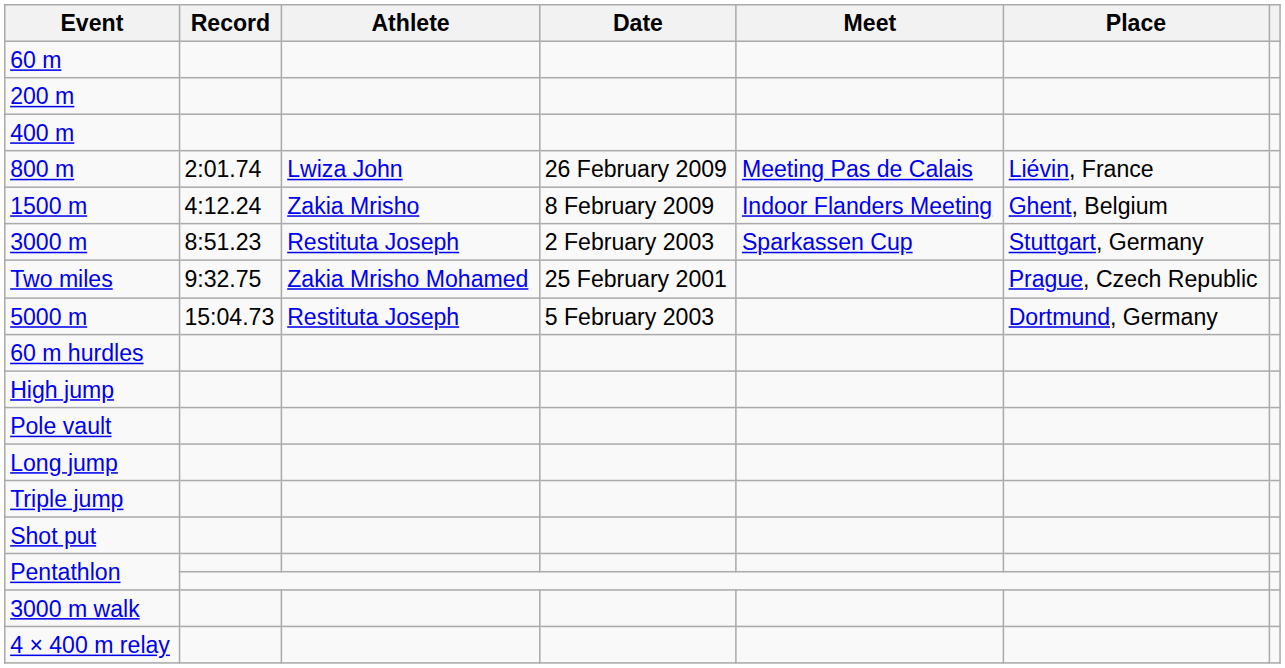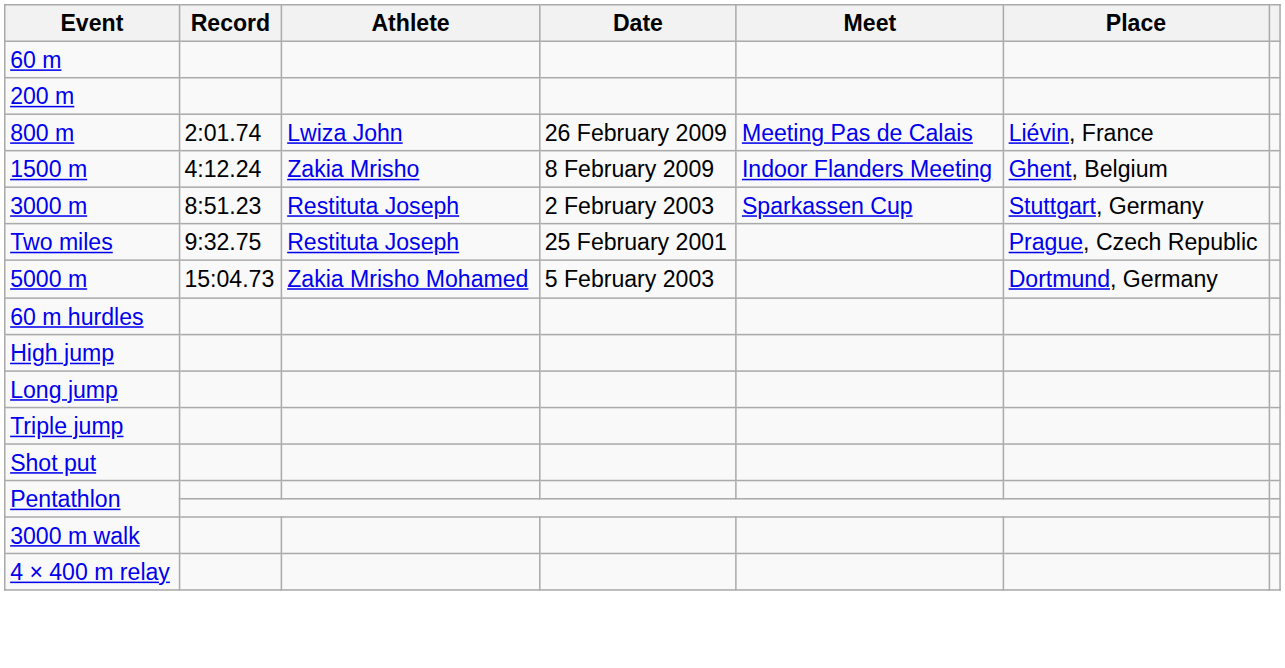- row: (42, 133)
(408, 279) Zakia Mrisho Mohamed -> (373, 243) Restituta Joseph
(373, 316) Restituta Joseph -> (408, 279) Zakia Mrisho Mohamed
- row: (61, 426)
